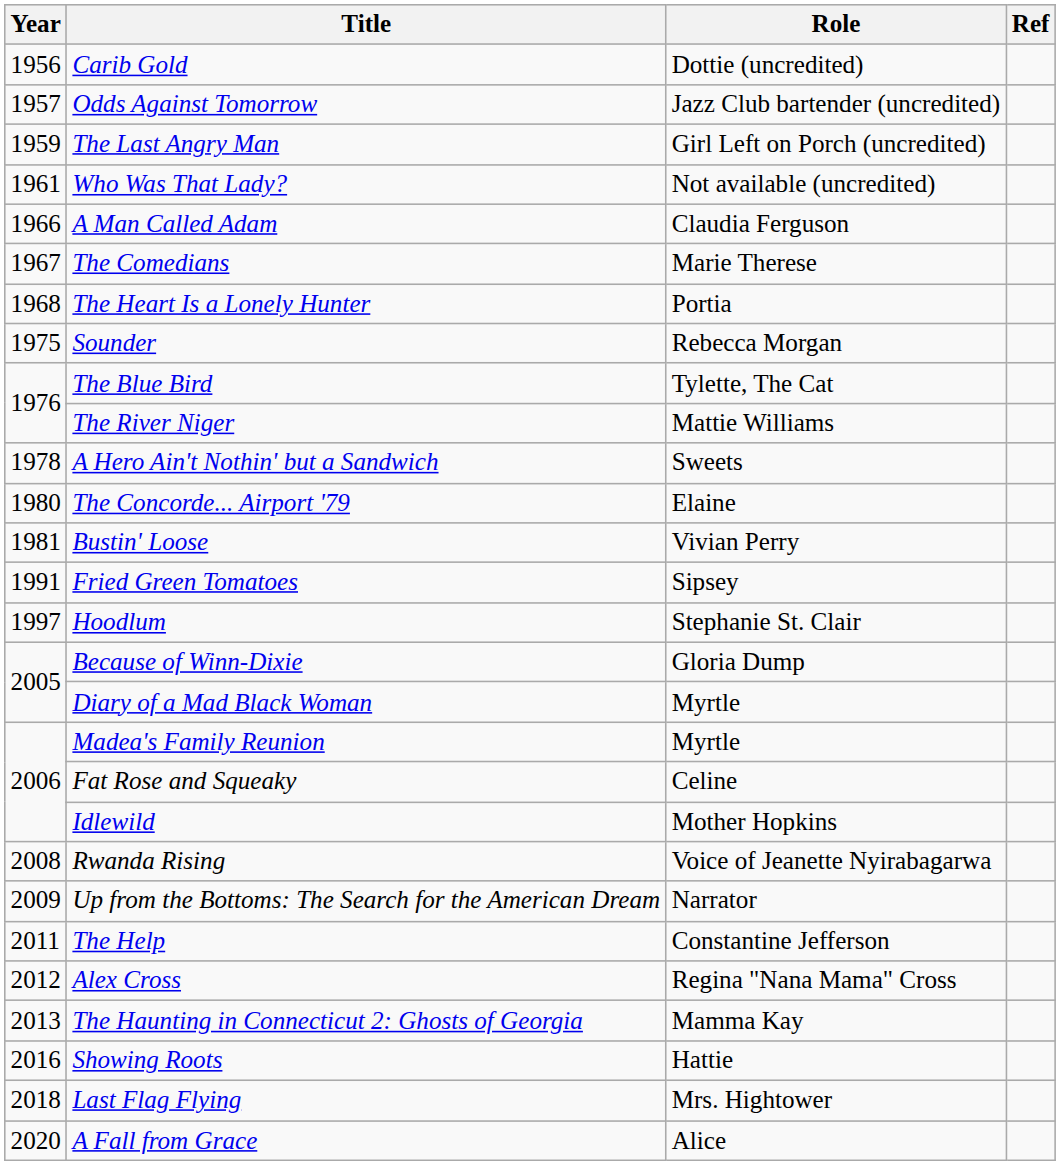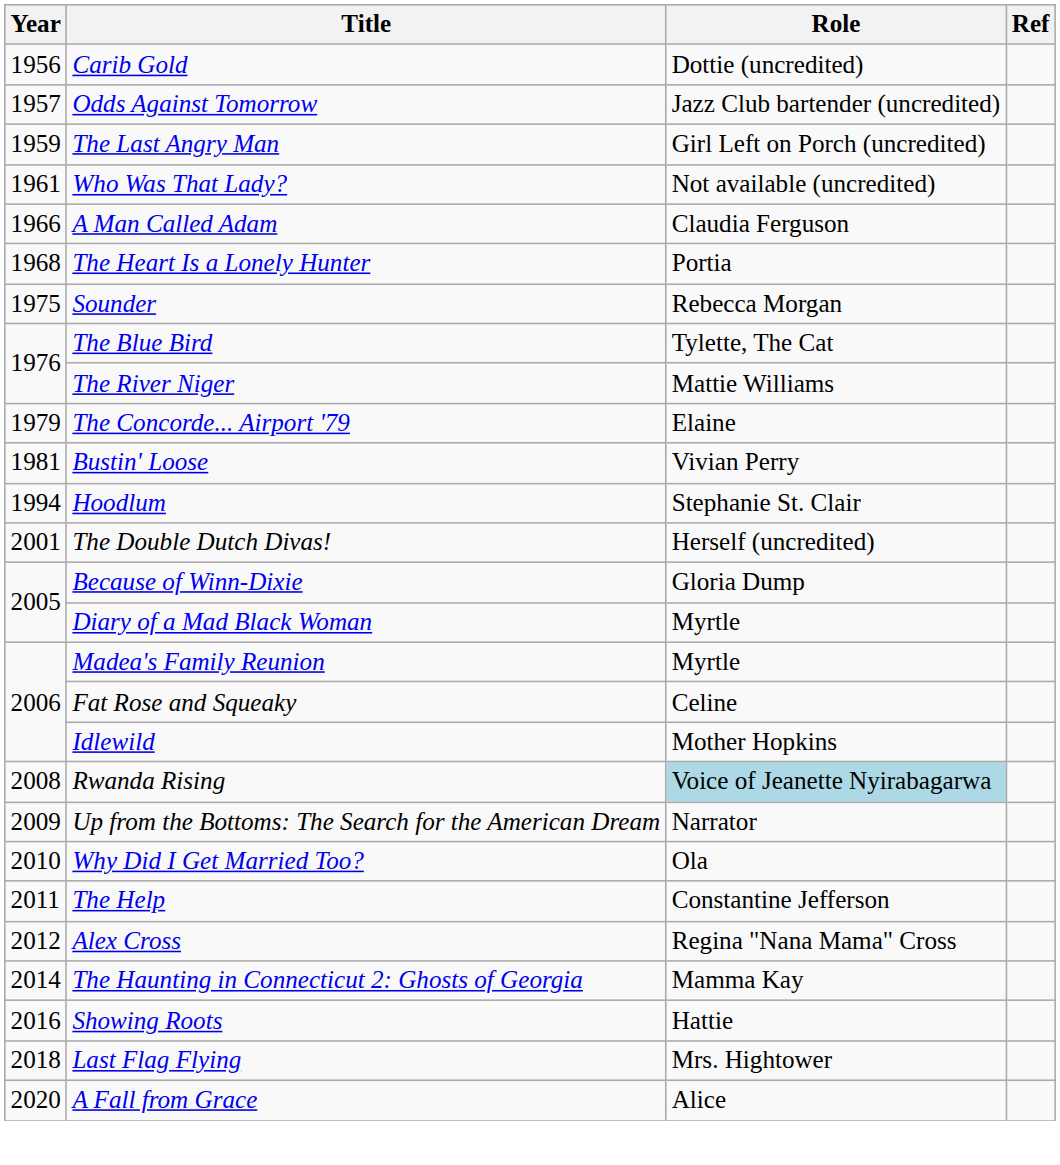- row: (151, 263)
- row: (255, 462)
(36, 502) 1980 -> (36, 422) 1979
- row: (185, 582)
(36, 622) 1997 -> (36, 502) 1994
+ row: (202, 542)
(832, 861) no background -> (832, 781) lightblue background
+ row: (218, 861)
(36, 1020) 2013 -> (36, 980) 2014
